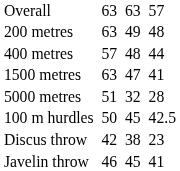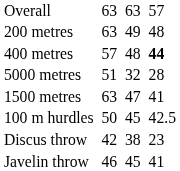(156, 53) normal -> (156, 53) bold
rows swapped: (42, 75) <-> (42, 97)
